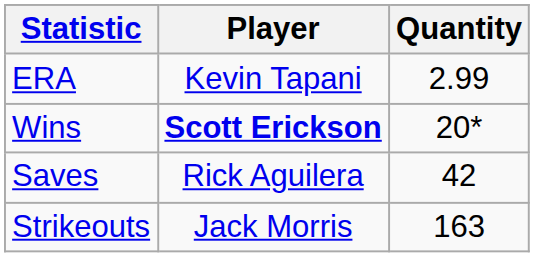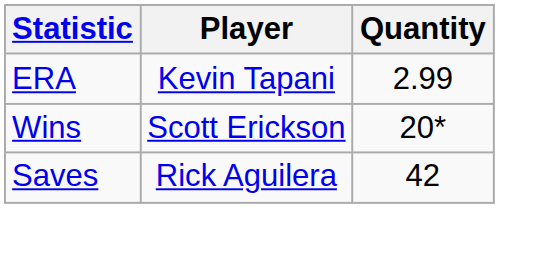(273, 127) bold -> (246, 127) normal
- row: (81, 226)
